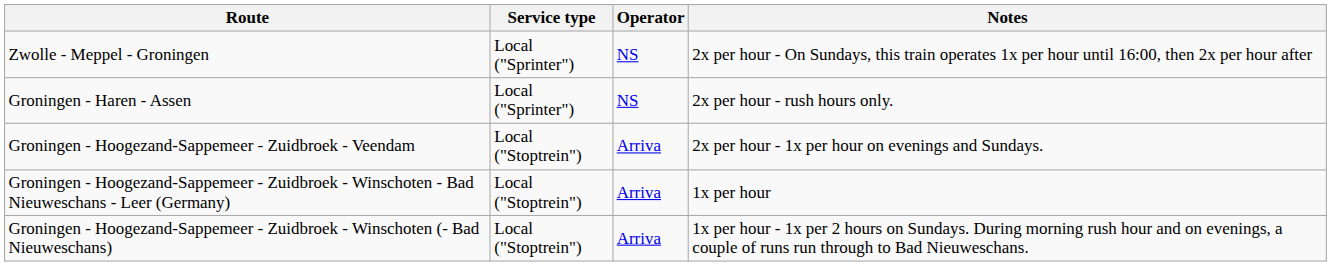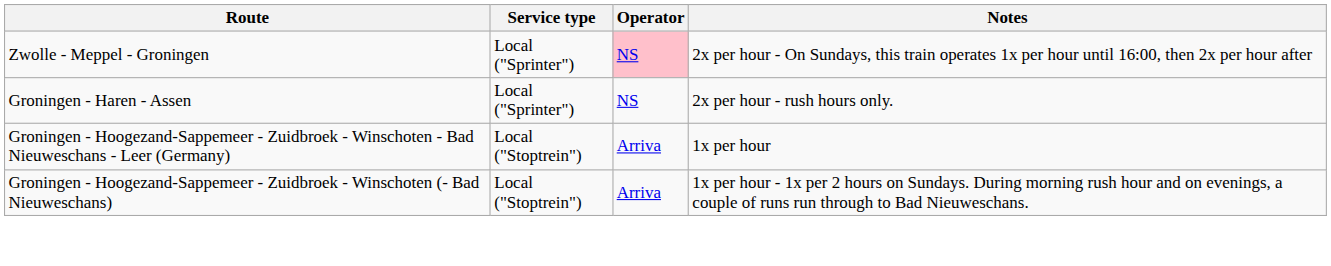(628, 54) no background -> (628, 54) pink background
- row: (212, 146)
